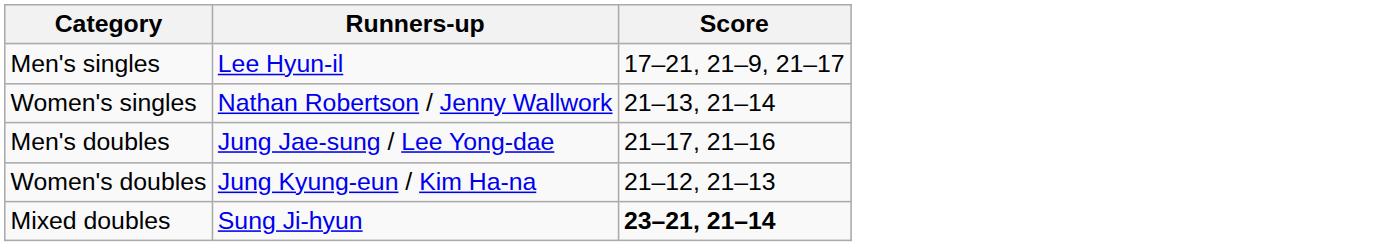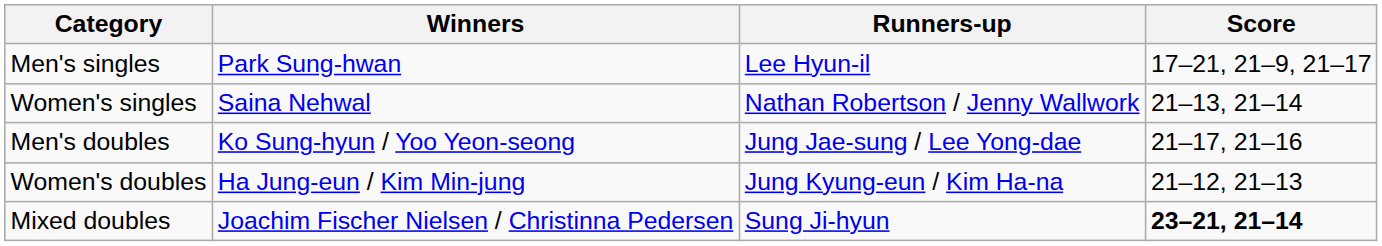+ column: (476, 24)
